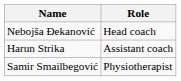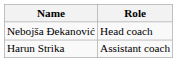- row: (53, 66)
